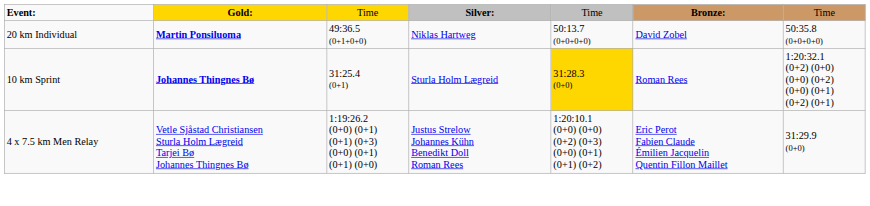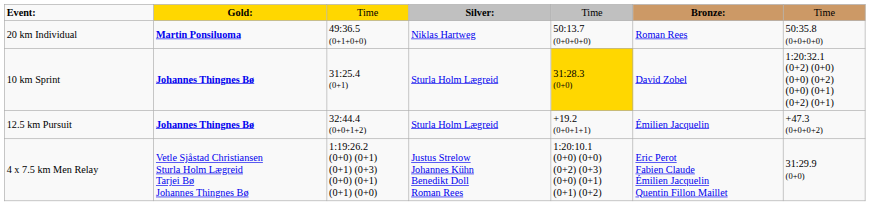(661, 34) David Zobel -> (661, 34) Roman Rees
(661, 79) Roman Rees -> (661, 79) David Zobel
+ row: (39, 124)
